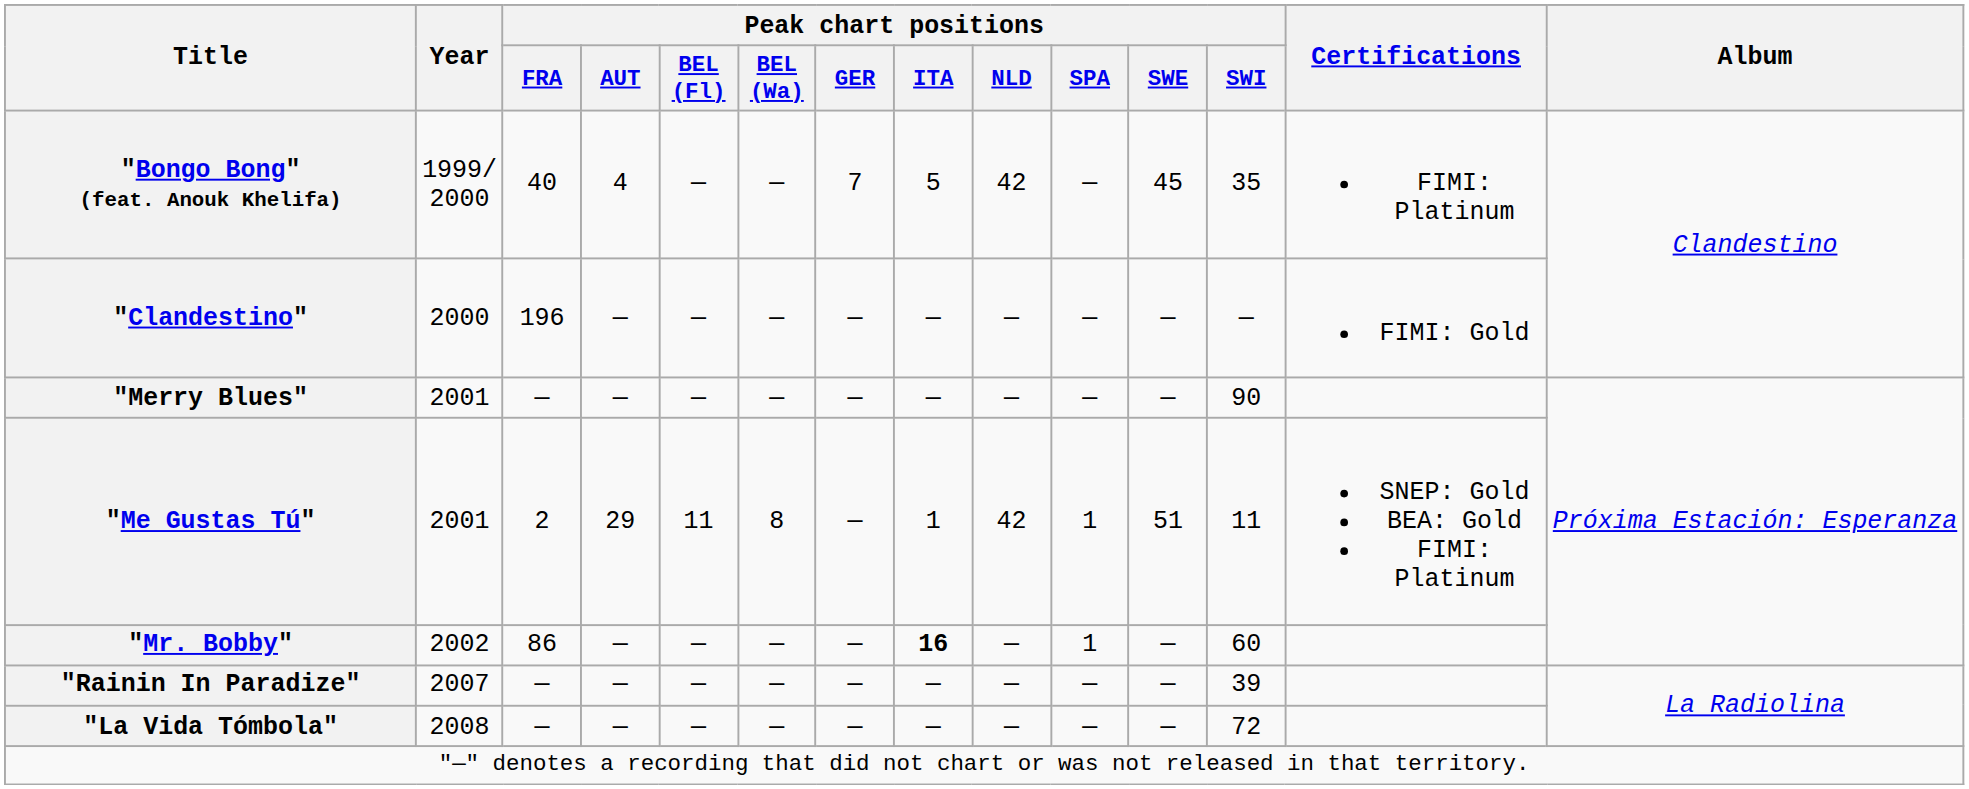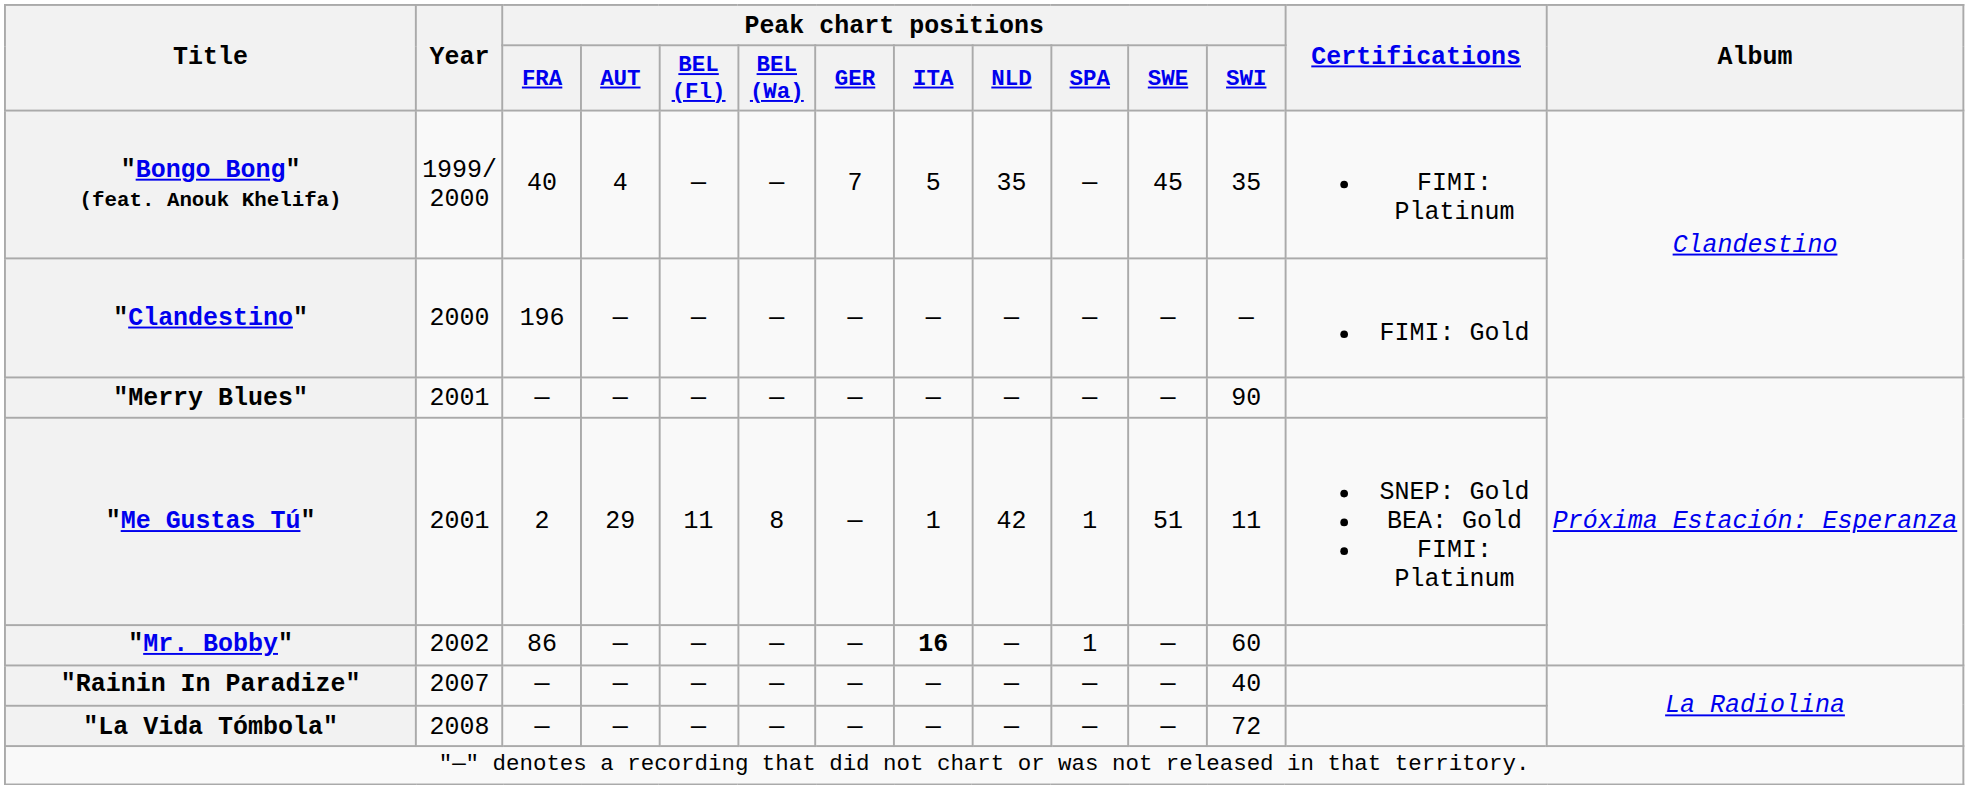(1012, 184) 42 -> (1012, 184) 35
(1246, 685) 39 -> (1246, 685) 40
